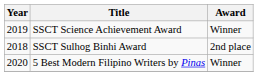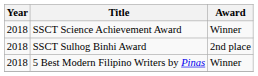(17, 29) 2019 -> (17, 29) 2018
(17, 63) 2020 -> (17, 63) 2018
